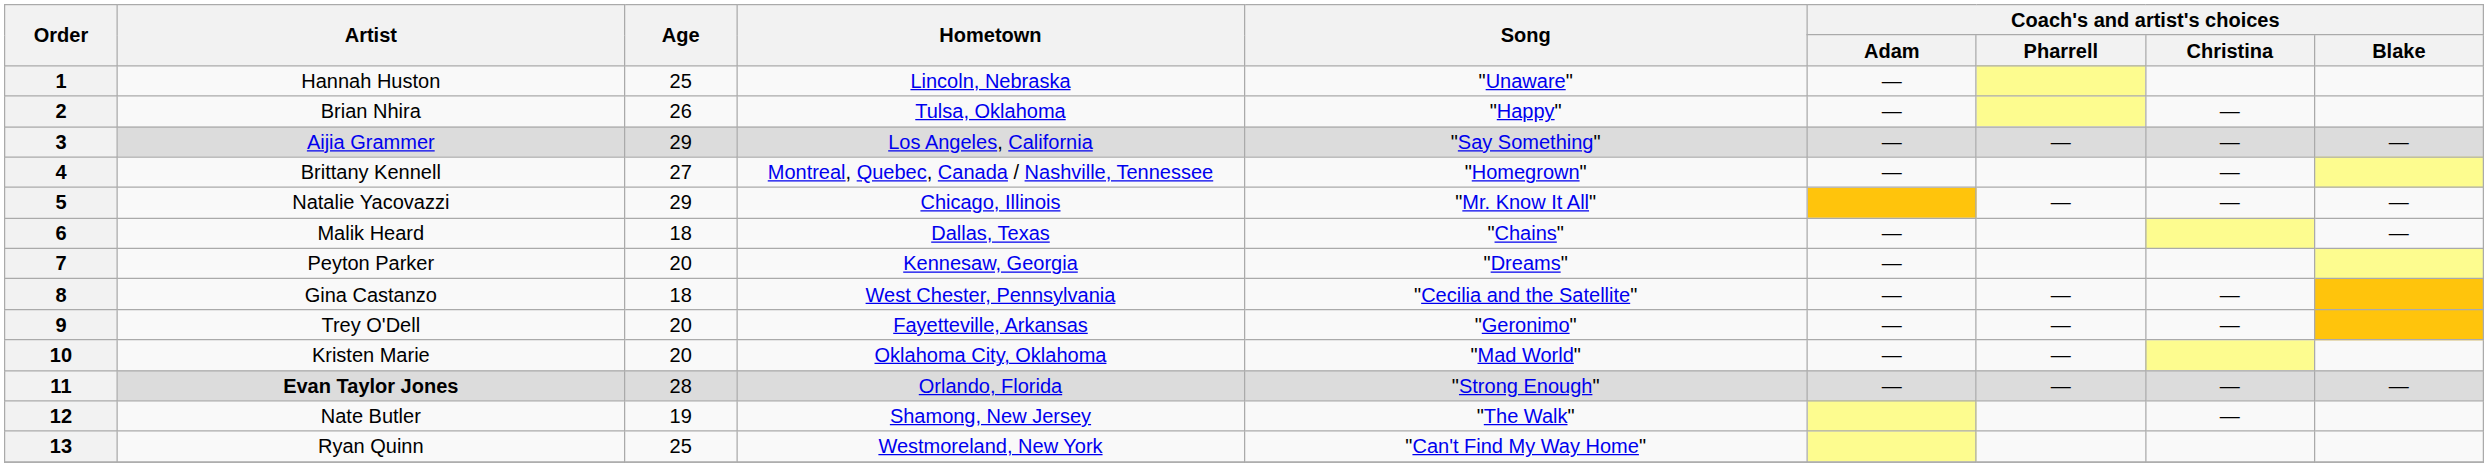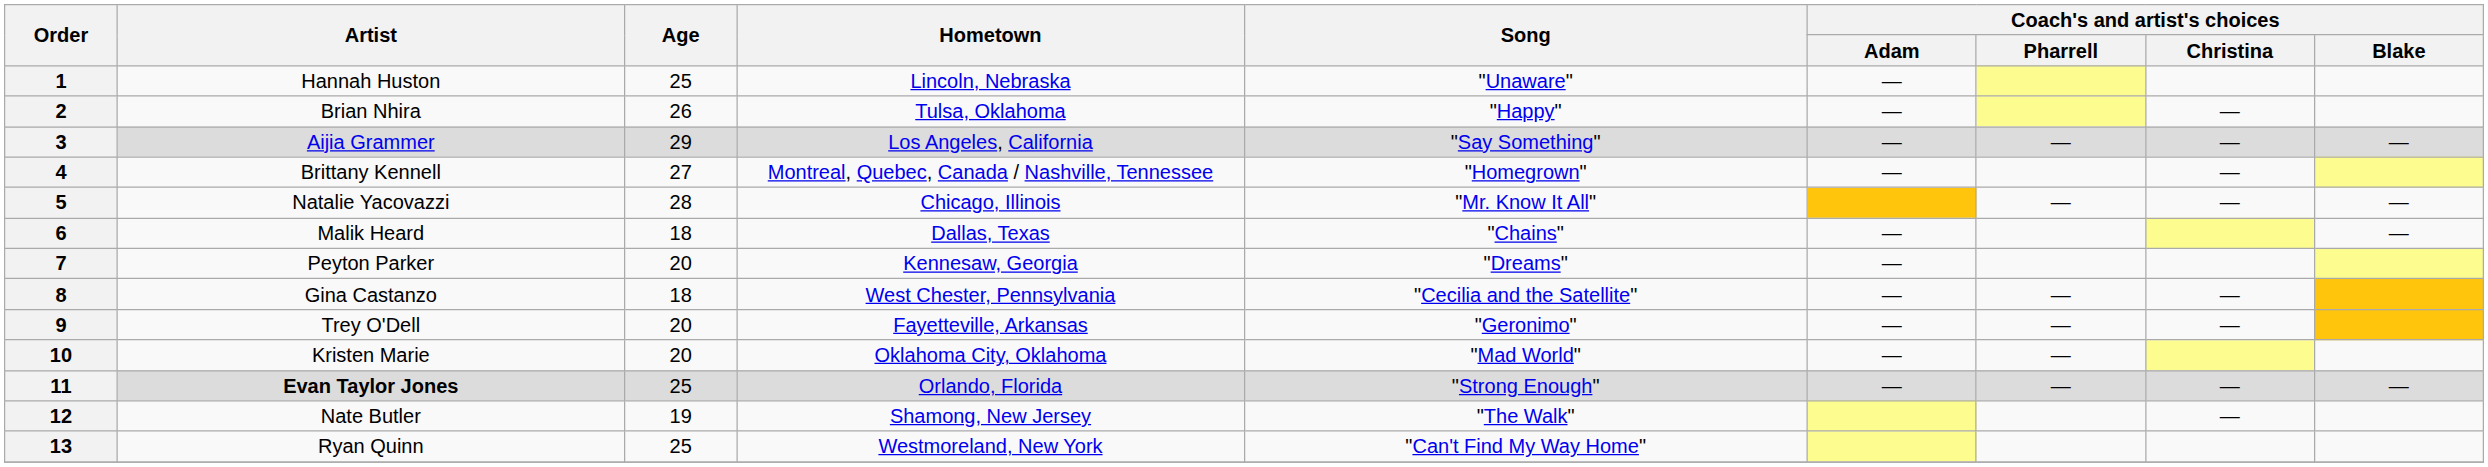(681, 203) 29 -> (681, 203) 28
(681, 385) 28 -> (681, 385) 25
